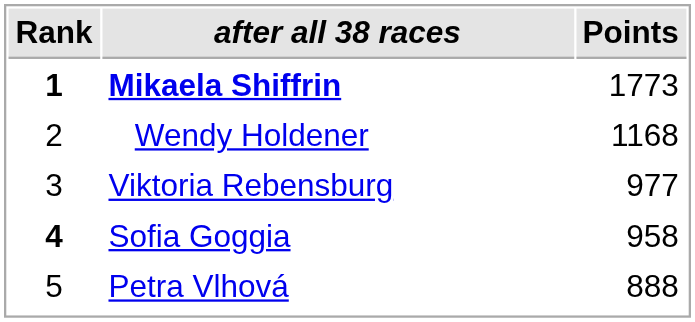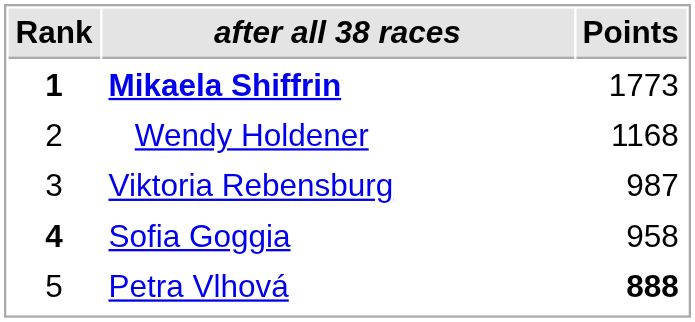(652, 186) 977 -> (652, 186) 987
(652, 287) normal -> (652, 287) bold
